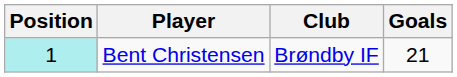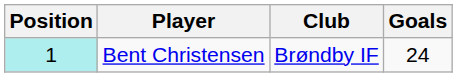(418, 54) 21 -> (418, 54) 24
